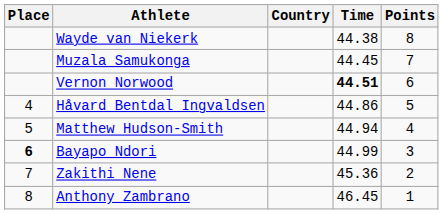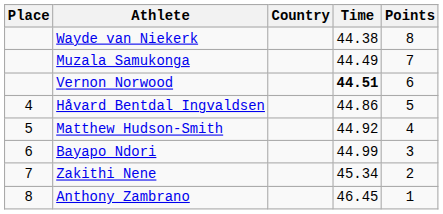(357, 61) 44.45 -> (357, 61) 44.49
(357, 129) 44.94 -> (357, 129) 44.92
(29, 152) bold -> (29, 152) normal
(357, 175) 45.36 -> (357, 175) 45.34
